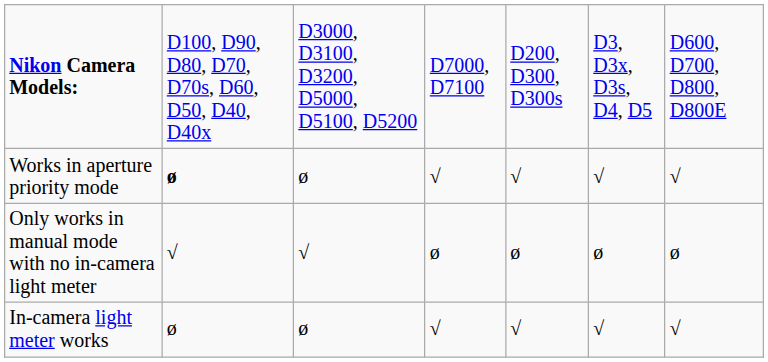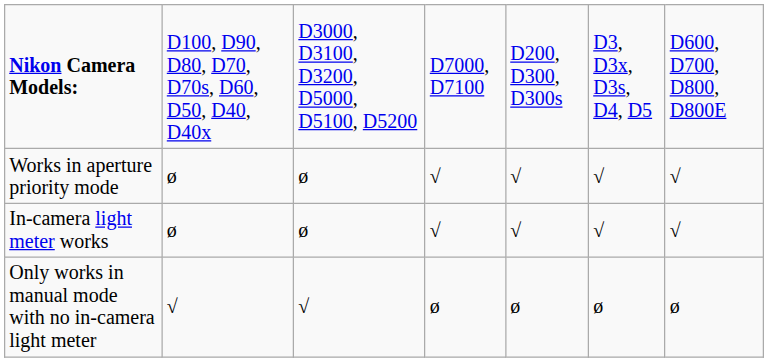(172, 175) bold -> (172, 175) normal
rows swapped: (71, 329) <-> (82, 252)
